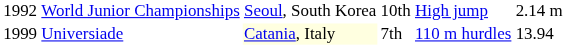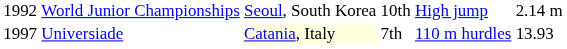(20, 34) 1999 -> (20, 34) 1997
(535, 34) 13.94 -> (535, 34) 13.93
